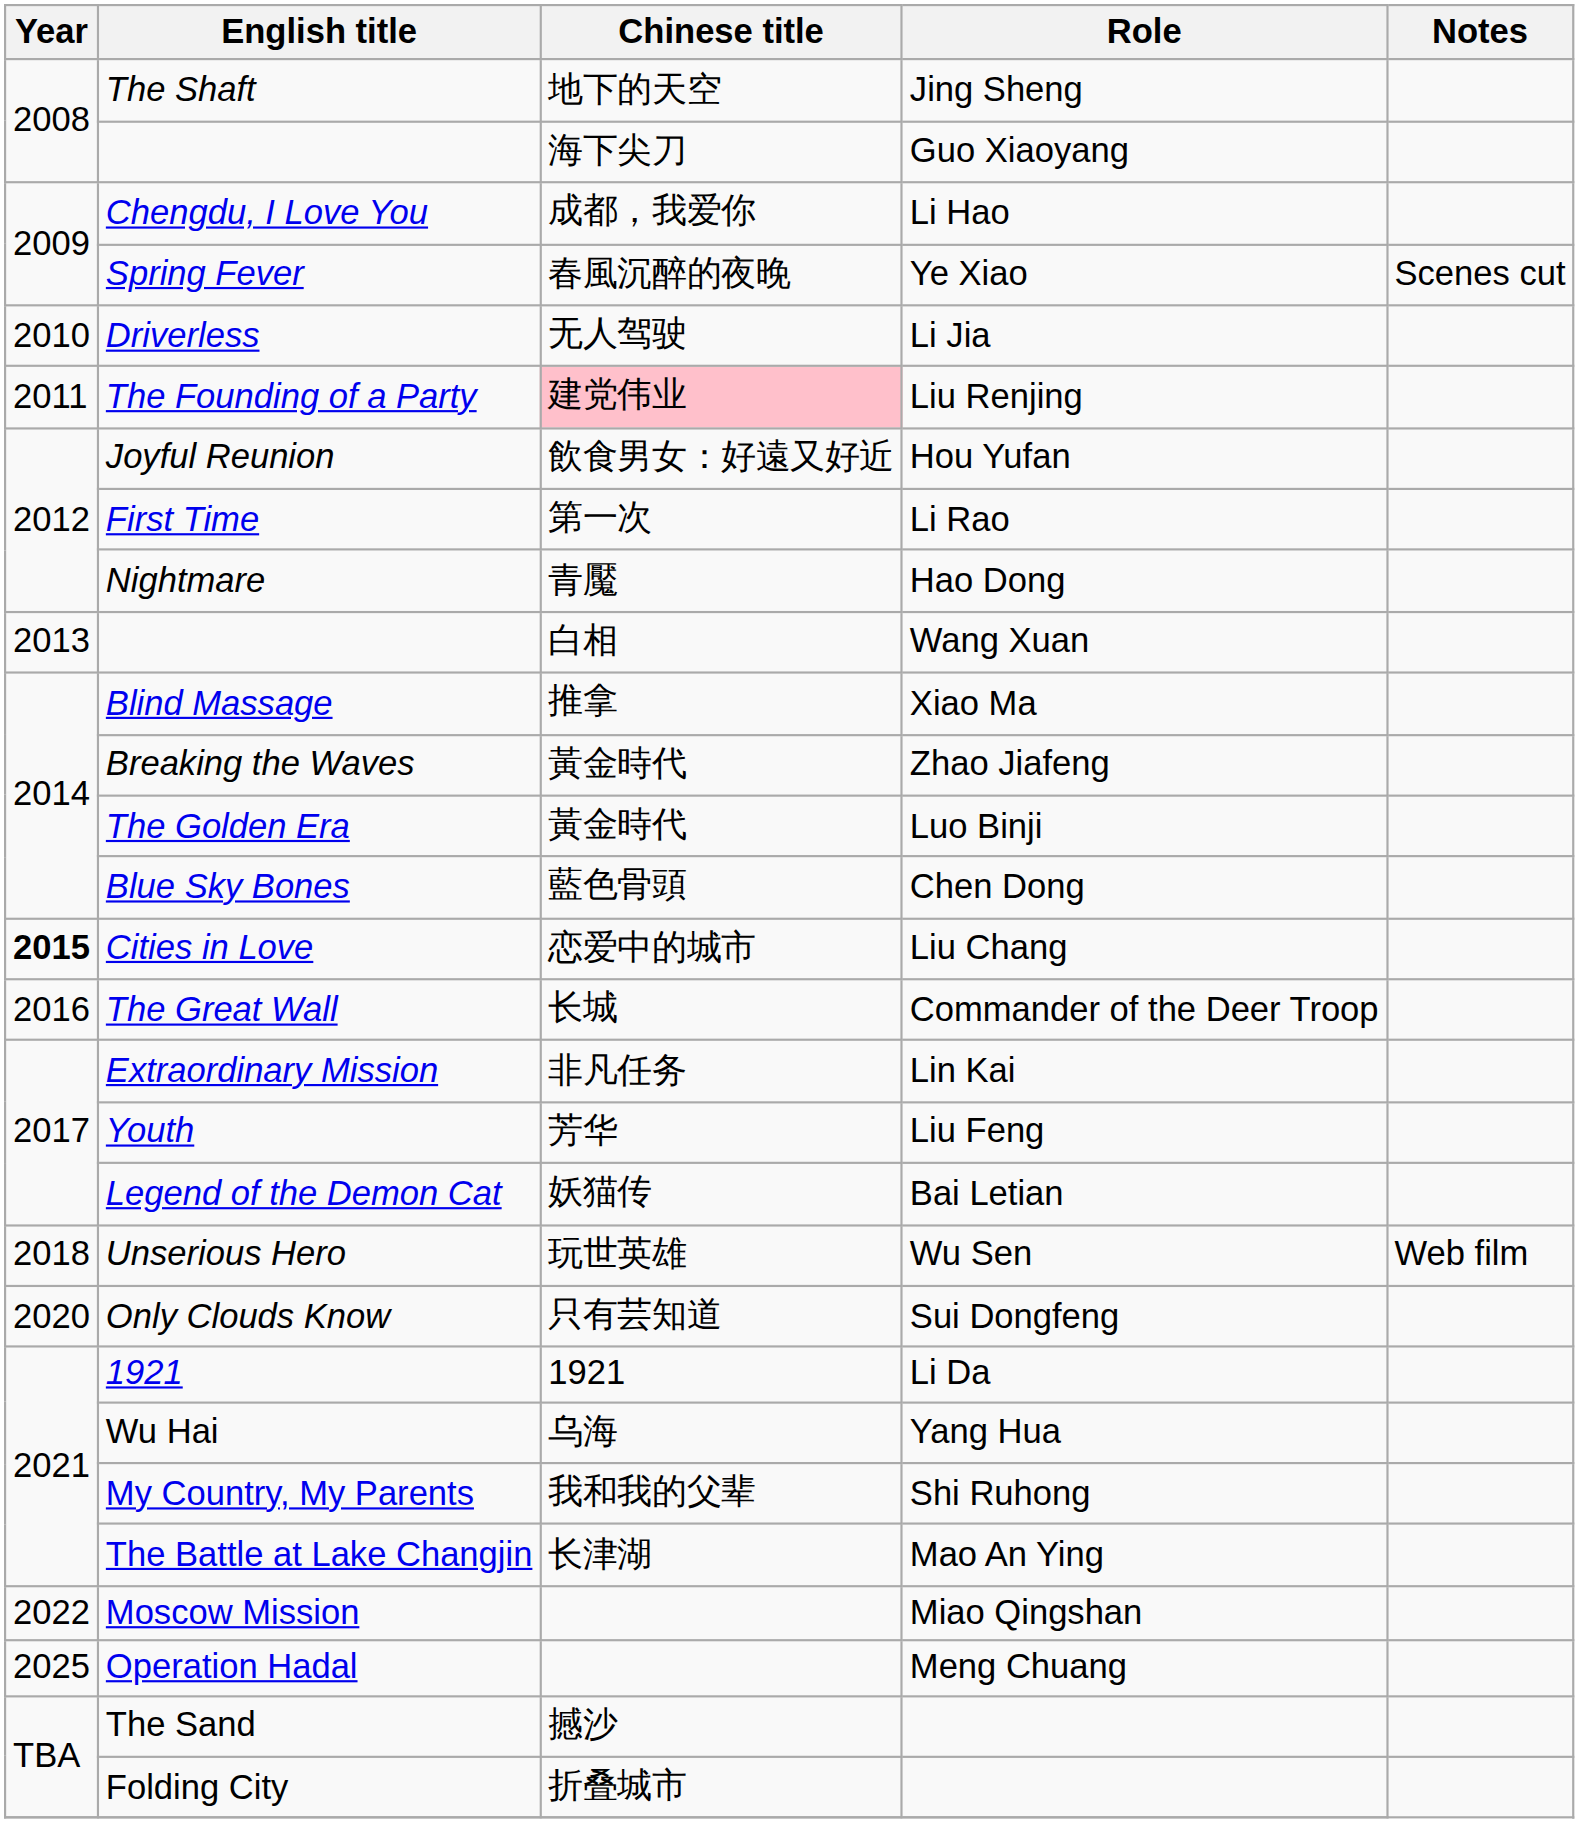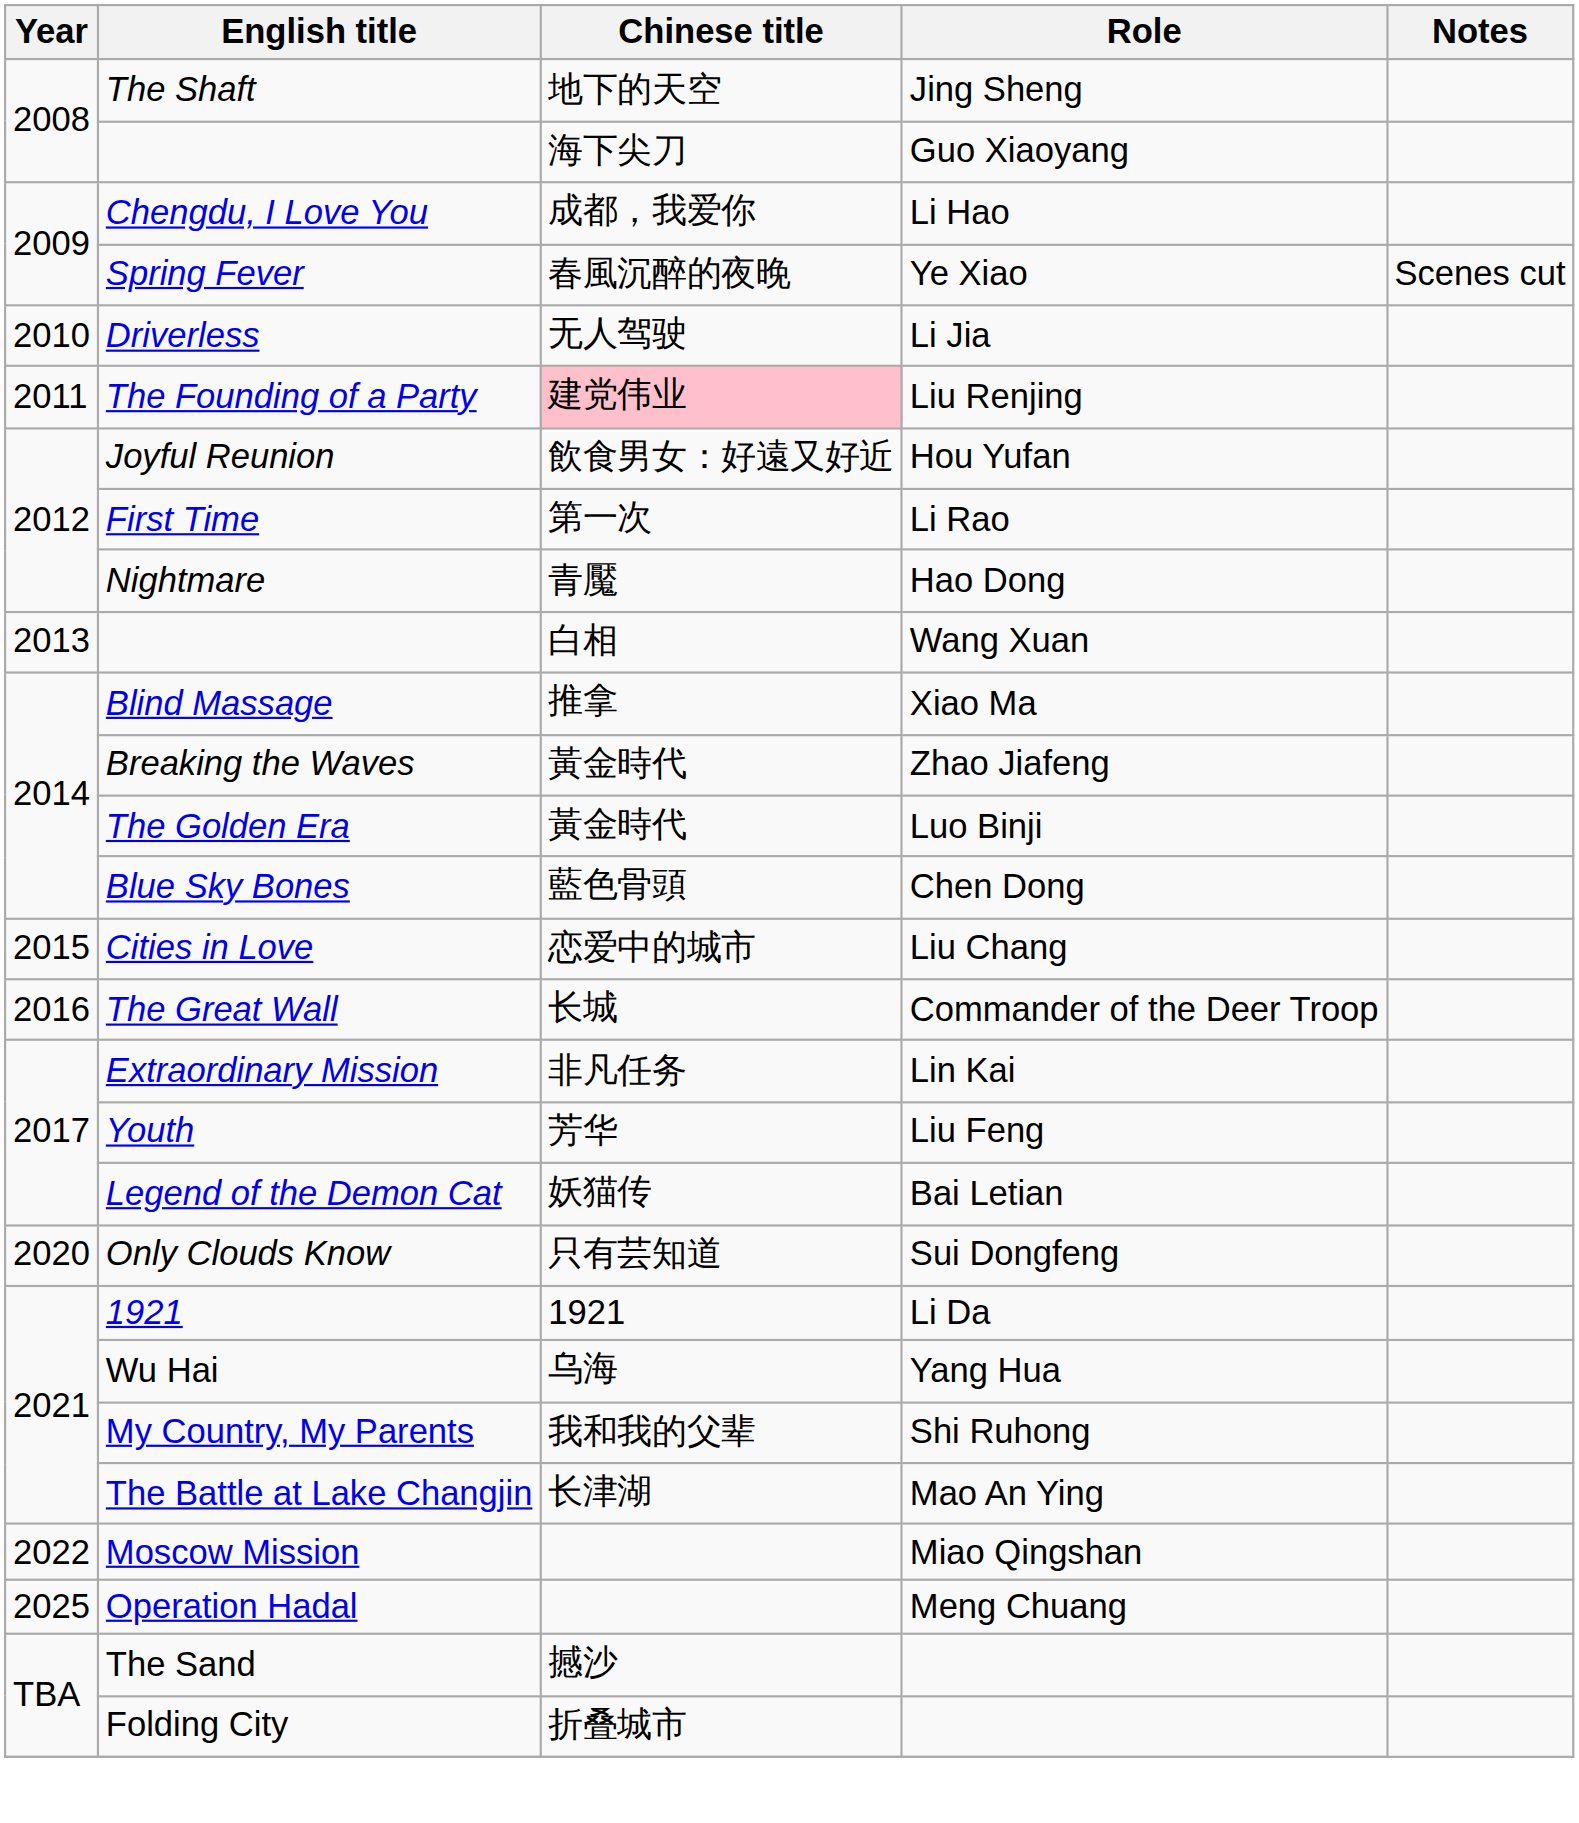(51, 948) bold -> (51, 948) normal
- row: (226, 1254)
